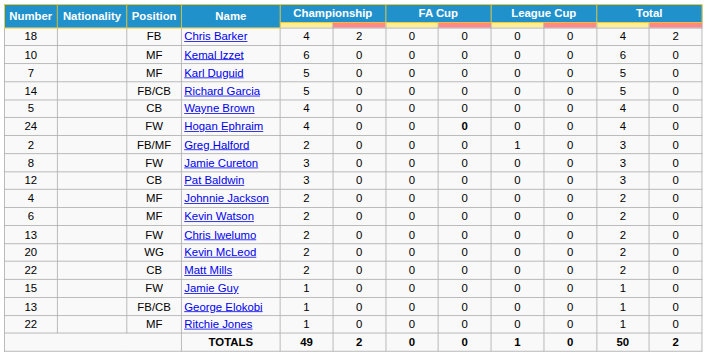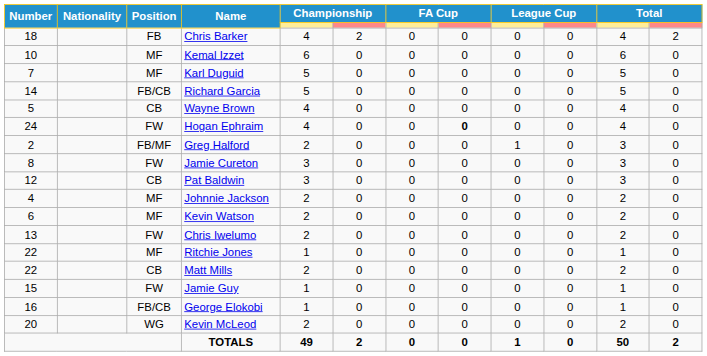rows swapped: (220, 253) <-> (218, 325)
(31, 307) 13 -> (31, 307) 16
